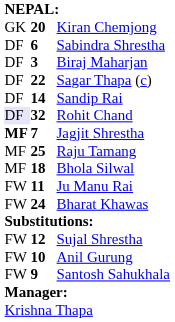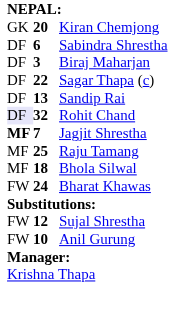(38, 97) 14 -> (41, 97) 13
- row: (95, 186)
- row: (113, 274)
